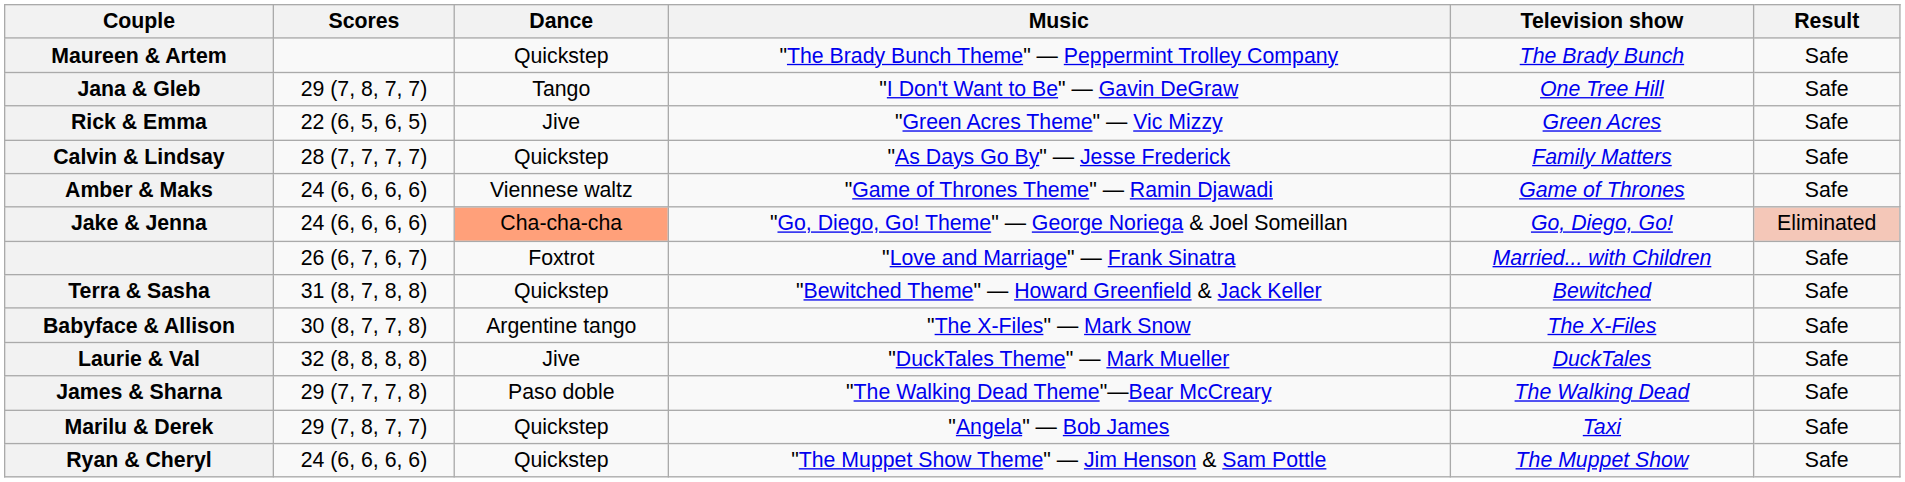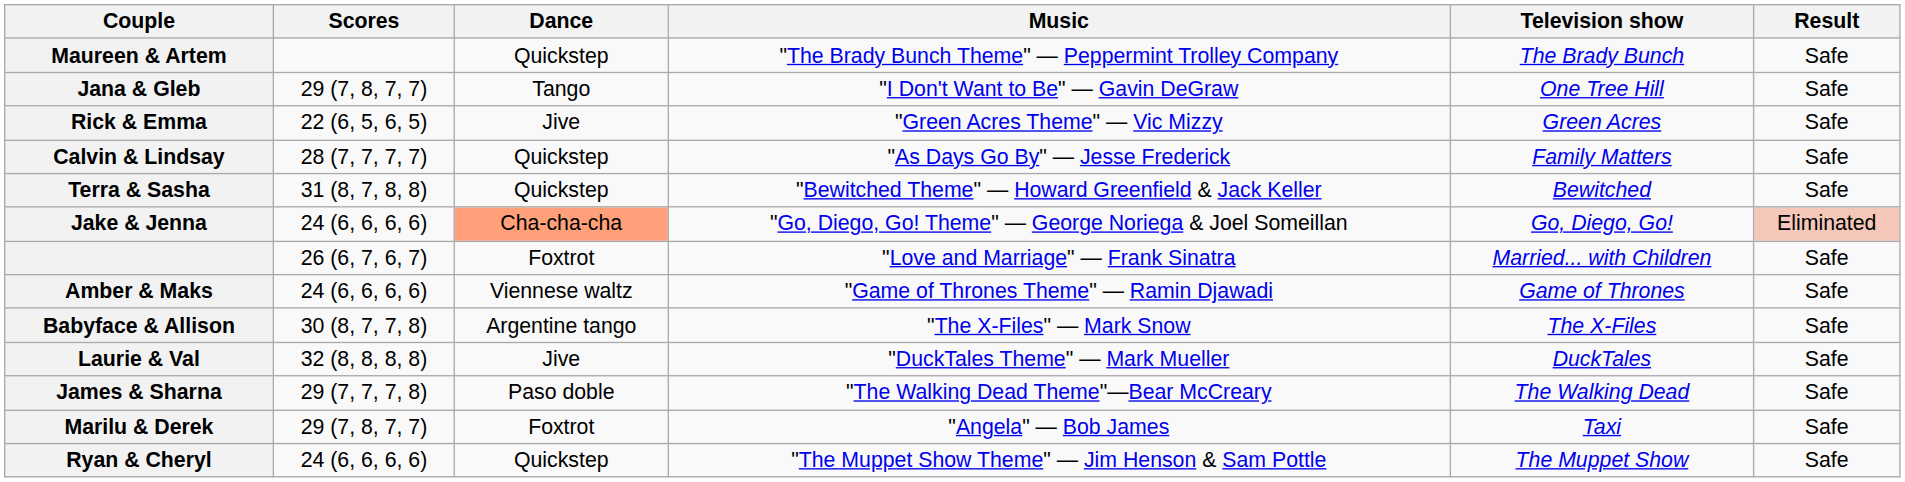rows swapped: (139, 190) <-> (139, 291)
(561, 426) Quickstep -> (561, 426) Foxtrot
